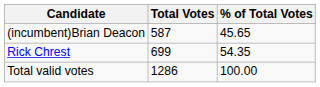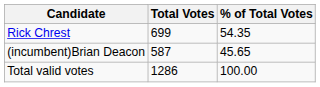rows swapped: (39, 52) <-> (76, 33)
